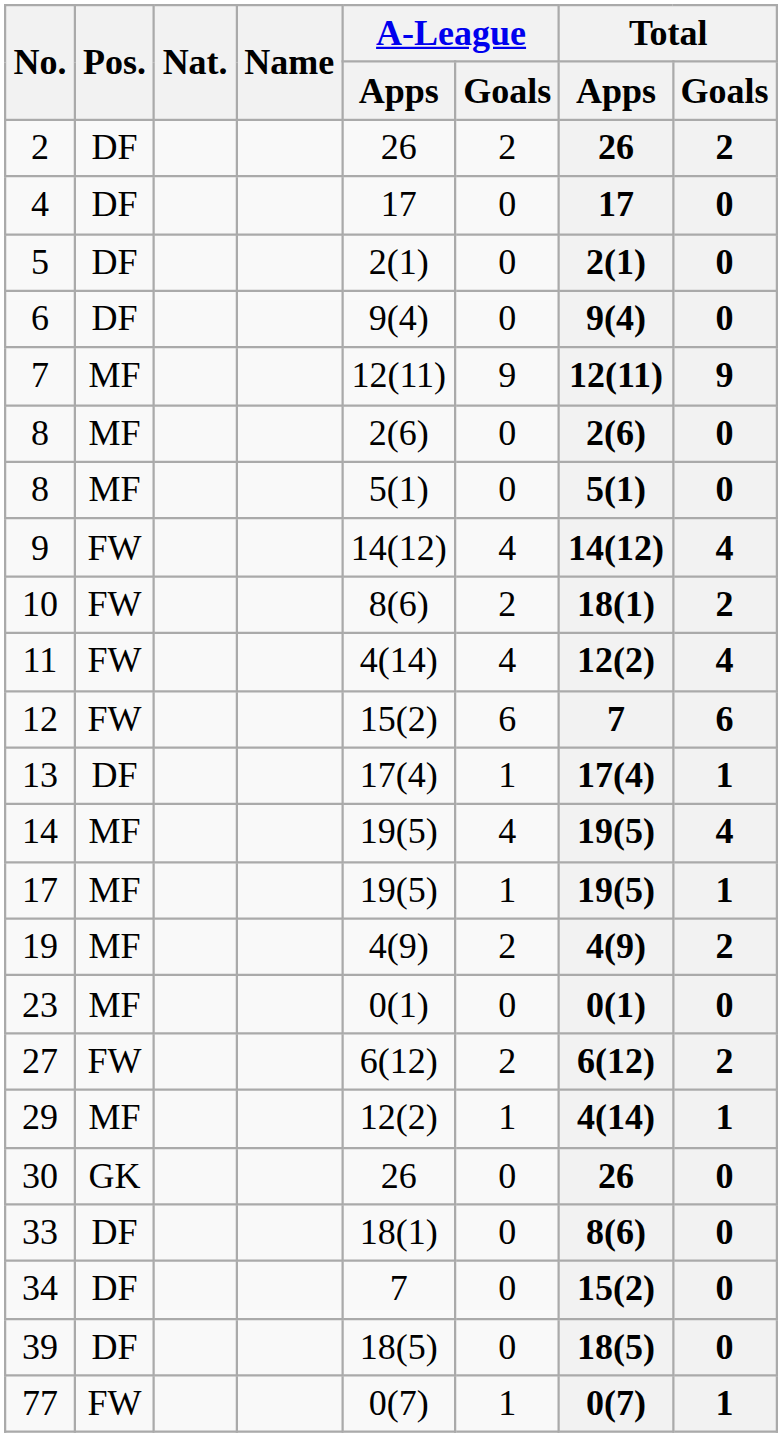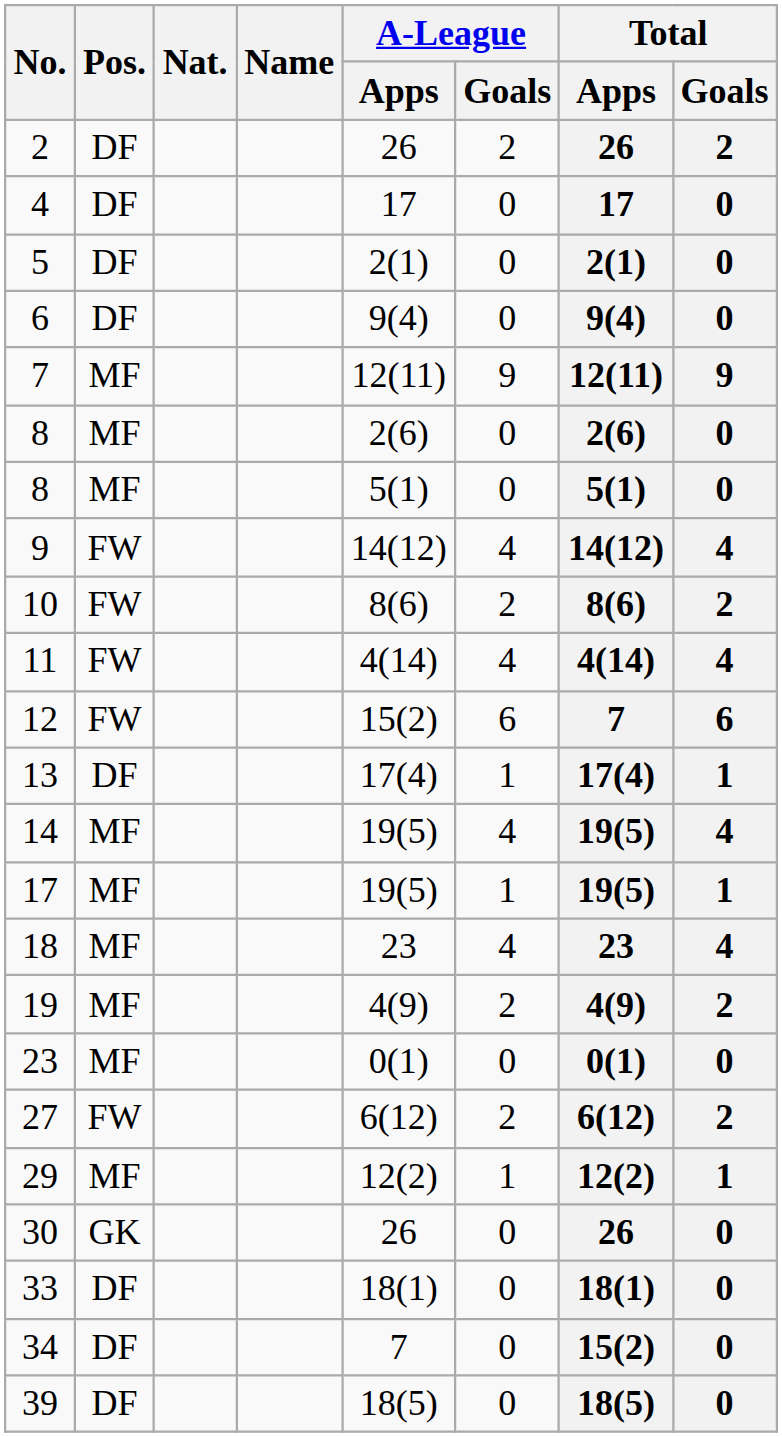(616, 603) 18(1) -> (616, 603) 8(6)
(616, 661) 12(2) -> (616, 661) 4(14)
+ row: (40, 946)
(616, 1117) 4(14) -> (616, 1174) 12(2)
(616, 1232) 8(6) -> (616, 1289) 18(1)
- row: (40, 1403)
